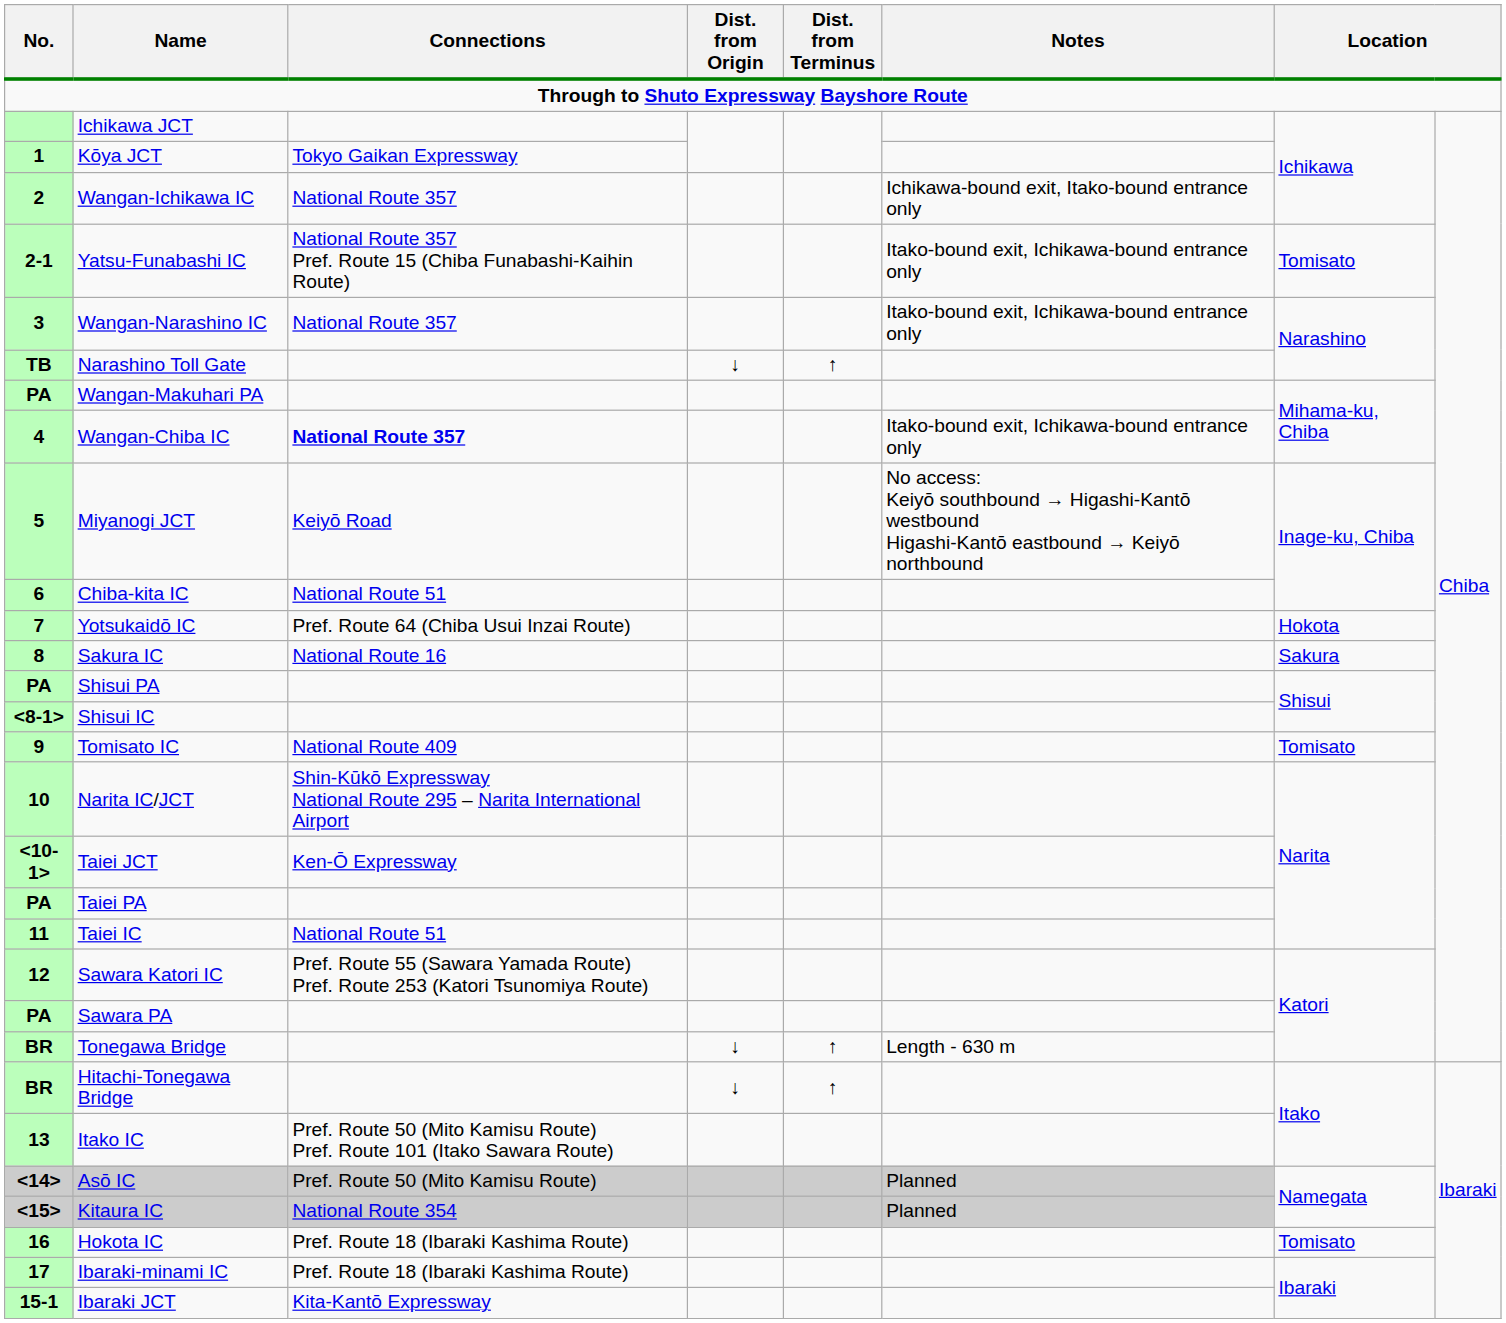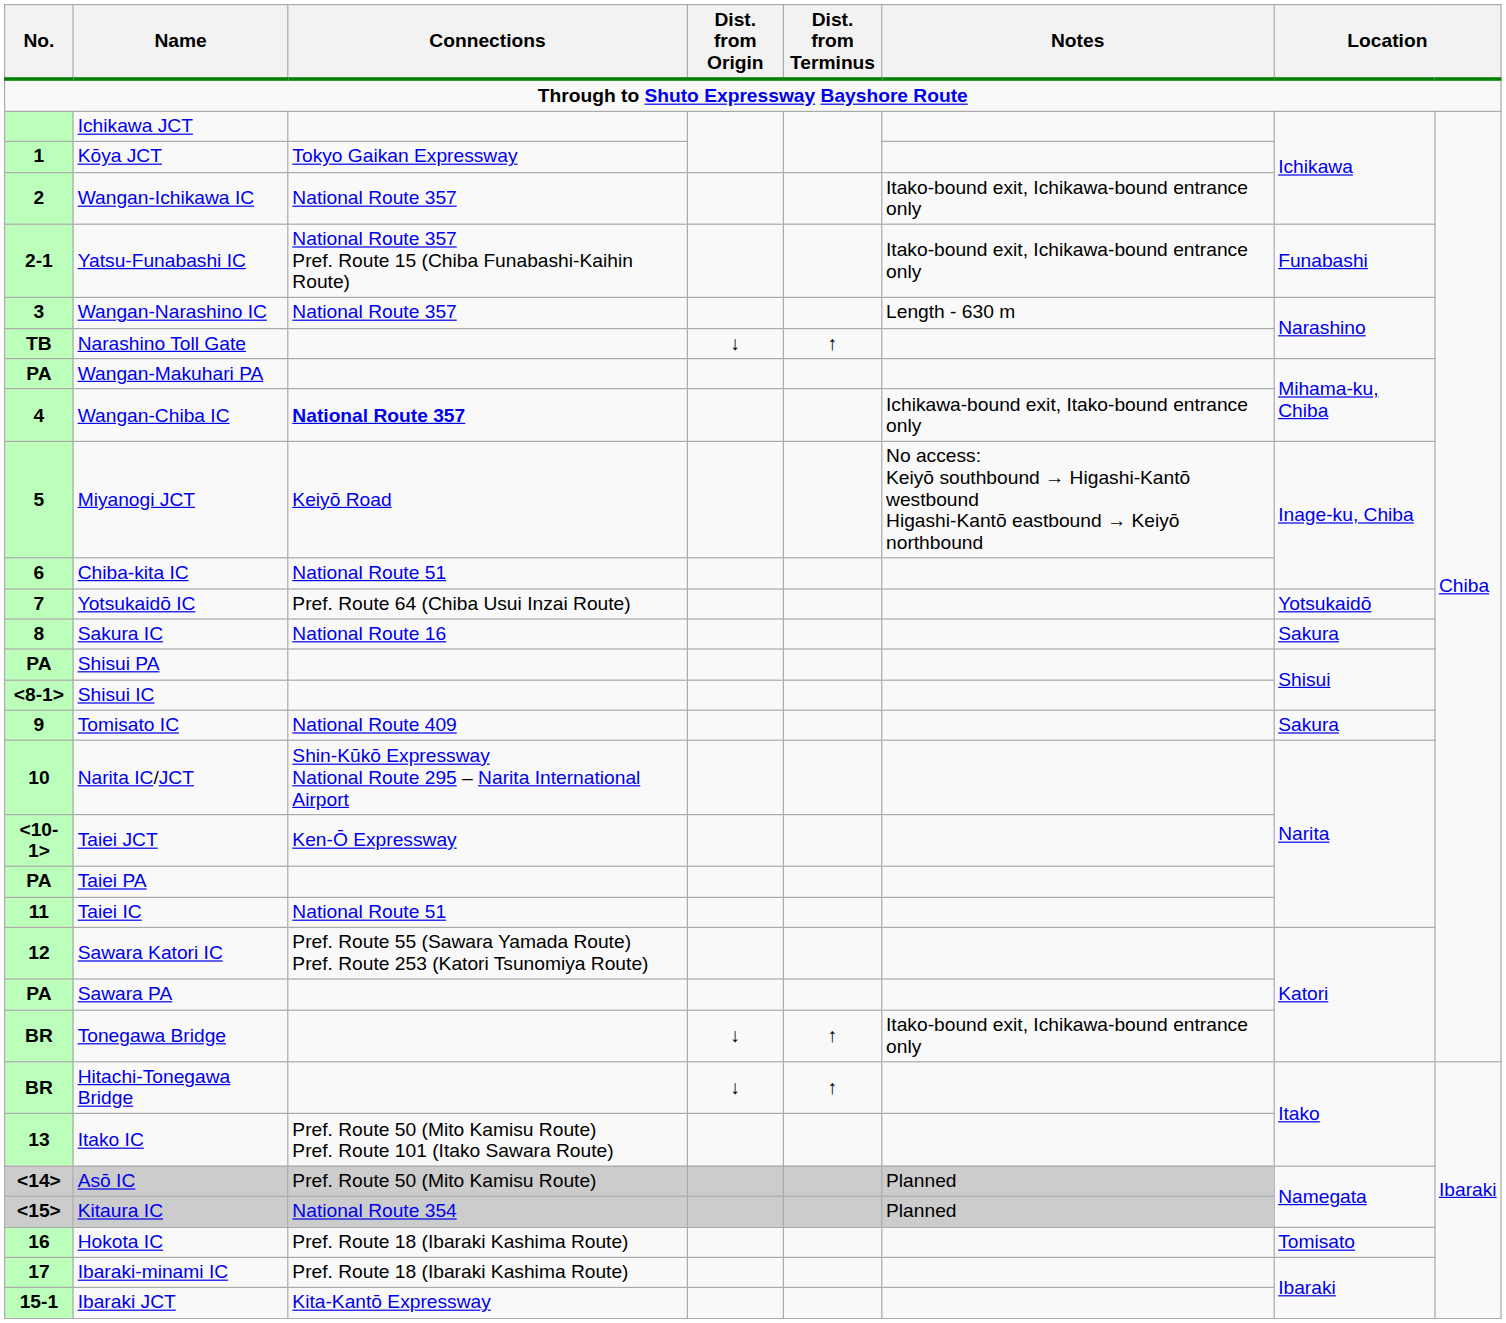(1067, 197) Ichikawa-bound exit, Itako-bound entrance only -> (1067, 197) Itako-bound exit, Ichikawa-bound entrance only
(1317, 260) Tomisato -> (1323, 260) Funabashi
(1067, 323) Itako-bound exit, Ichikawa-bound entrance only -> (951, 312) Length - 630 m
(1067, 436) Itako-bound exit, Ichikawa-bound entrance only -> (1067, 414) Ichikawa-bound exit, Itako-bound entrance only
(1309, 625) Hokota -> (1325, 603) Yotsukaidō
(1317, 746) Tomisato -> (1309, 725) Sakura
(951, 1046) Length - 630 m -> (1067, 1035) Itako-bound exit, Ichikawa-bound entrance only
